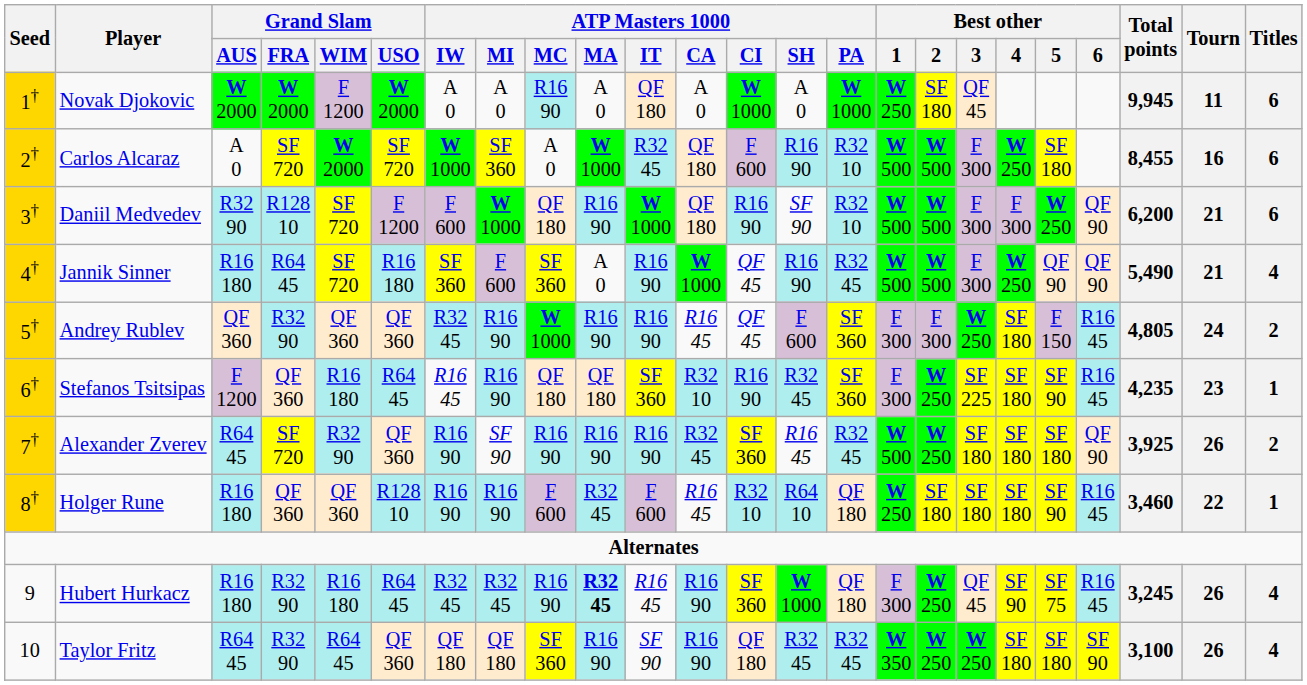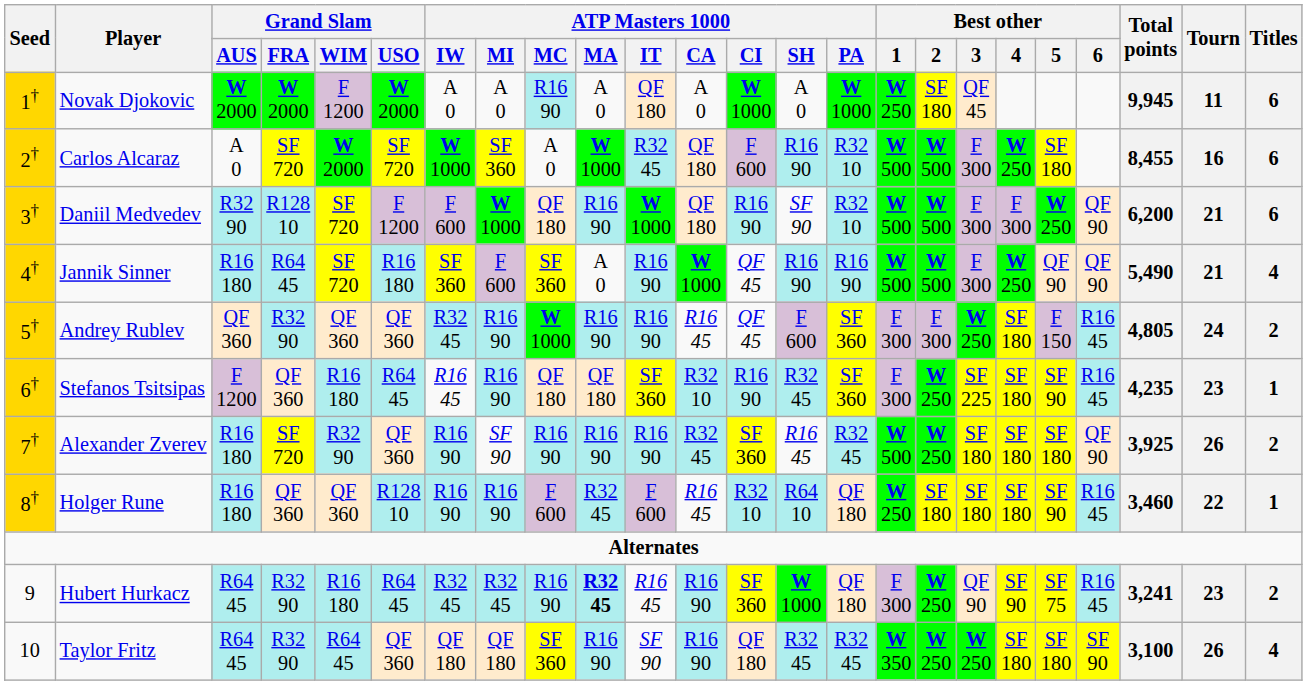(851, 272) R32 45 -> (851, 272) R16 90
(236, 445) R64 45 -> (236, 445) R16 180
(236, 593) R16 180 -> (236, 593) R64 45
(976, 593) QF 45 -> (976, 593) QF 90
(1151, 593) 3,245 -> (1151, 593) 3,241
(1213, 593) 26 -> (1213, 593) 23
(1274, 593) 4 -> (1274, 593) 2
